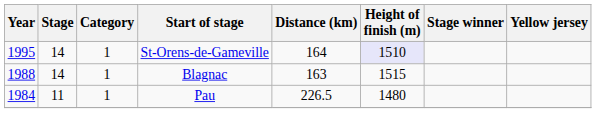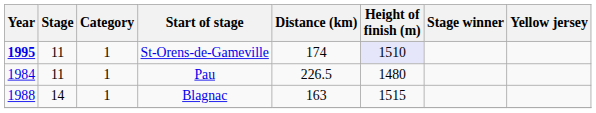(21, 52) normal -> (21, 52) bold
(58, 52) 14 -> (58, 52) 11
(316, 52) 164 -> (316, 52) 174
rows swapped: (205, 74) <-> (205, 96)
